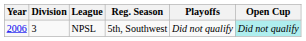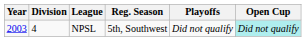(17, 28) 2006 -> (17, 28) 2003
(34, 28) 3 -> (34, 28) 4
